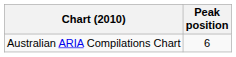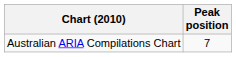(207, 43) 6 -> (207, 43) 7
